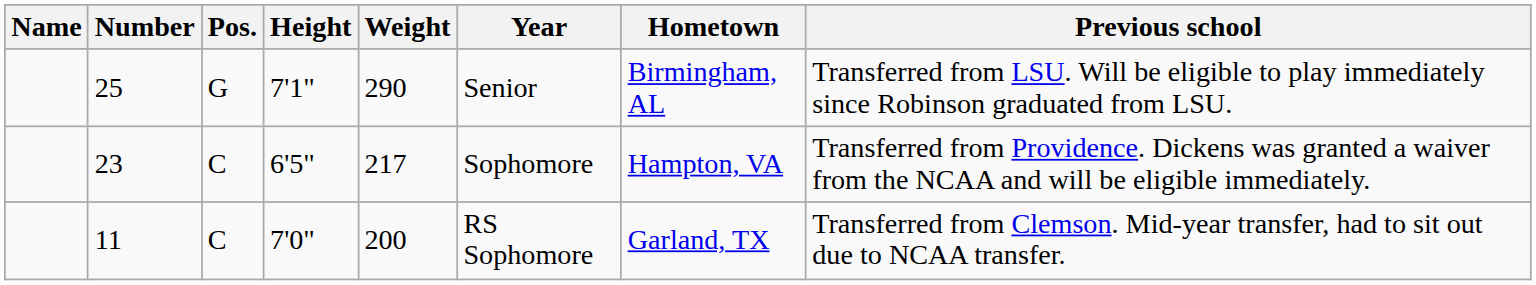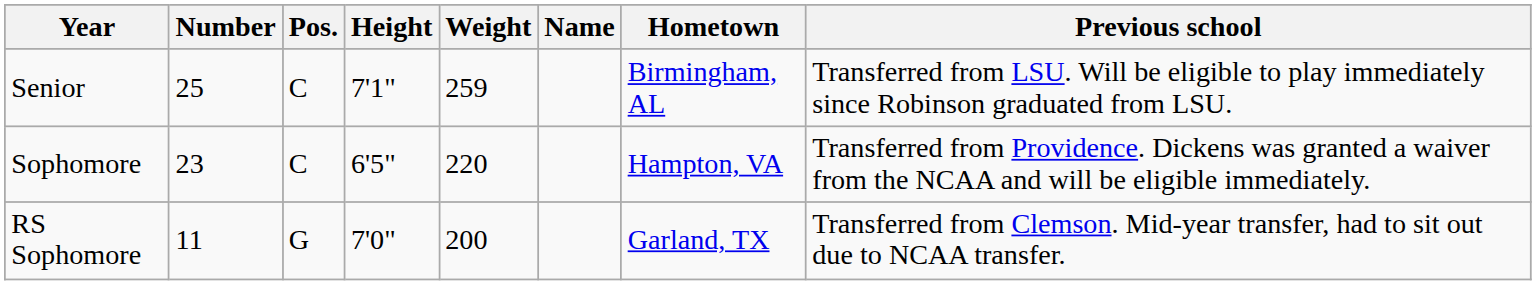columns swapped: (47, 26) <-> (539, 26)
(218, 87) G -> (298, 87) C
(386, 87) 290 -> (466, 87) 259
(386, 163) 217 -> (466, 163) 220
(217, 240) C -> (299, 240) G
